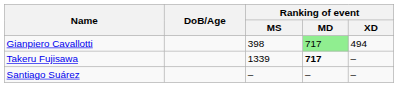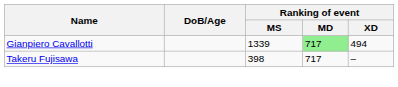(256, 44) 398 -> (259, 44) 1339
(259, 59) 1339 -> (256, 59) 398
(313, 59) bold -> (313, 59) normal
- row: (43, 75)
